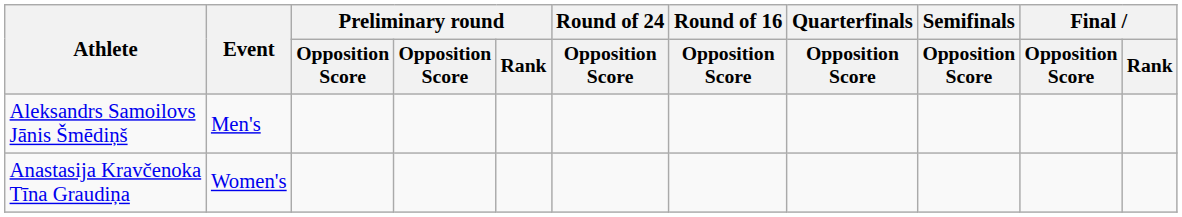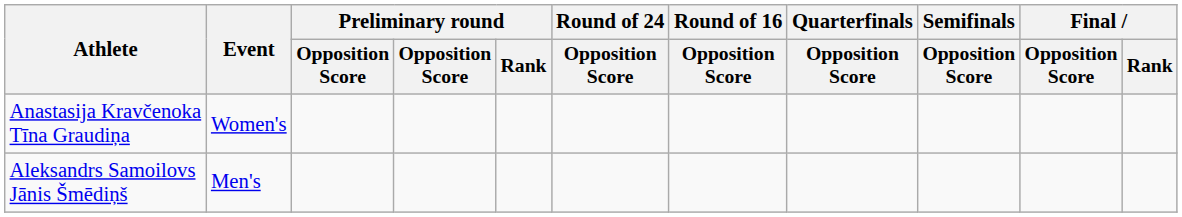rows swapped: (103, 123) <-> (105, 182)
